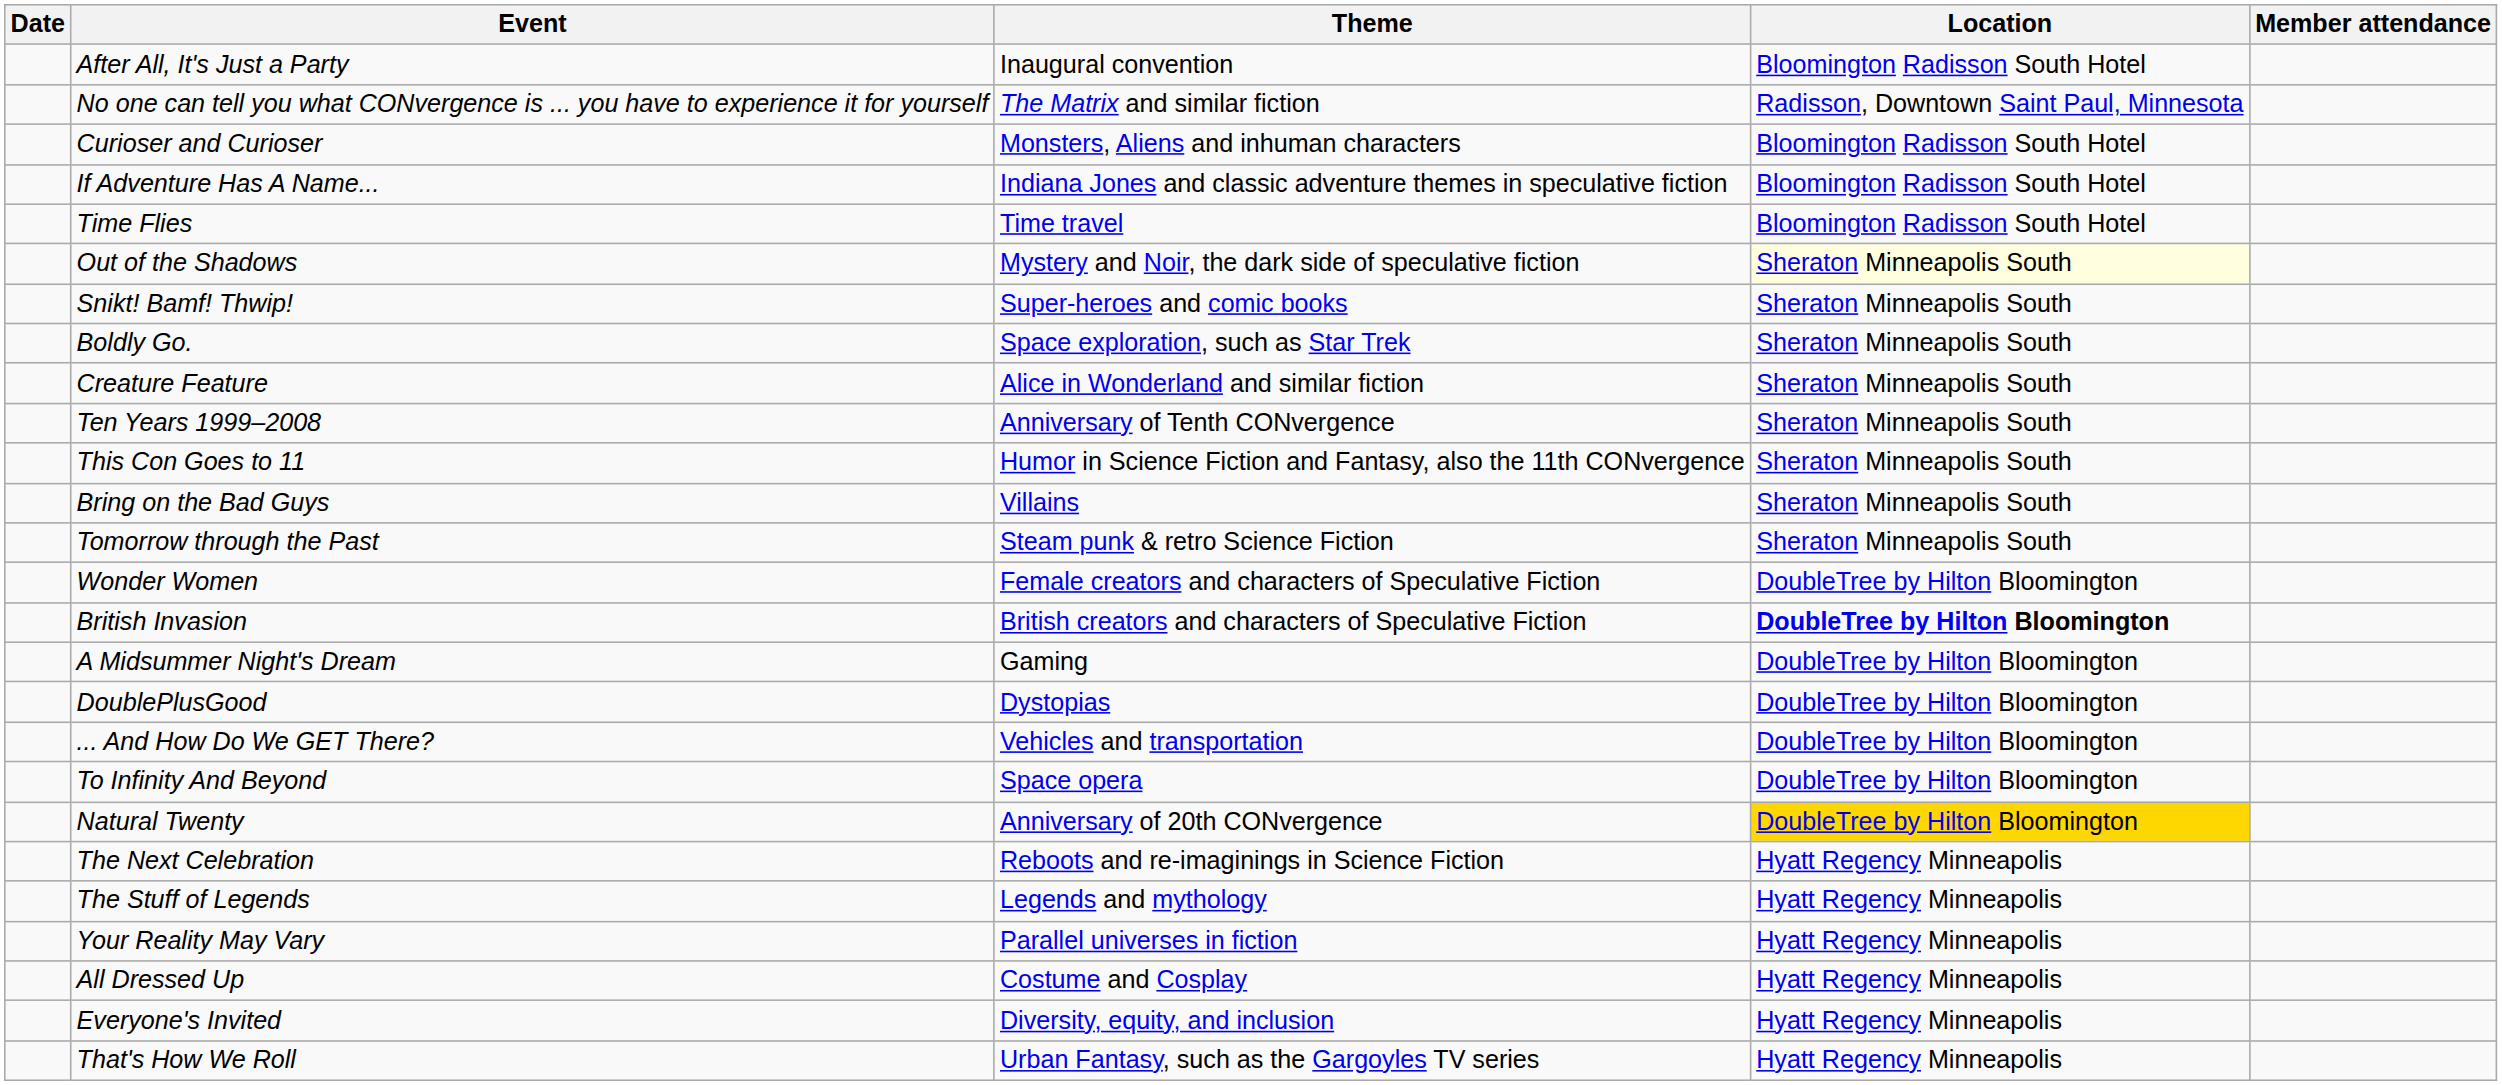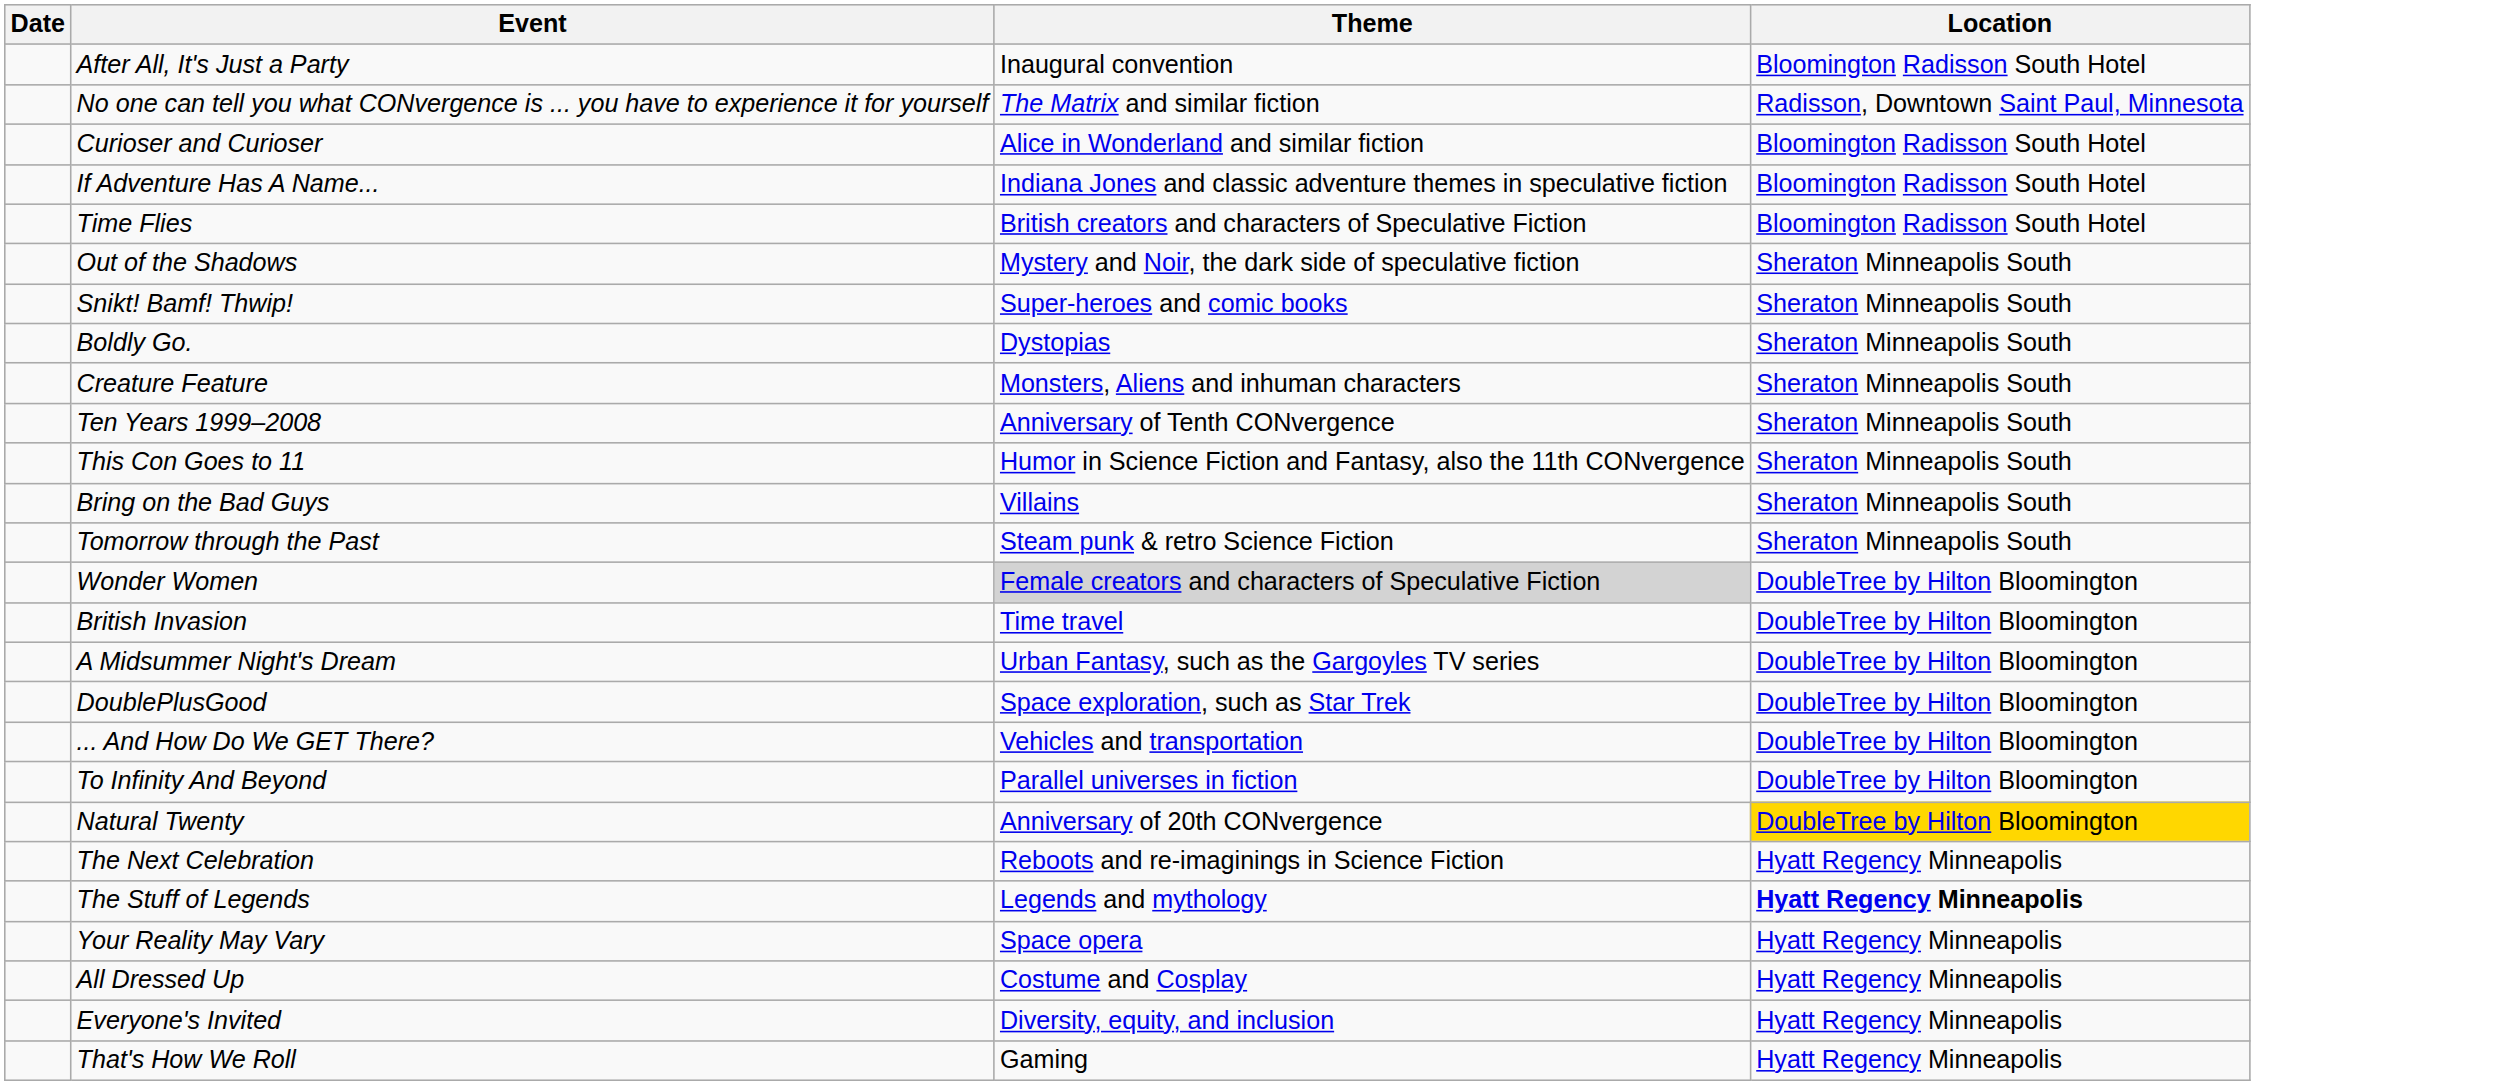- column: (2373, 24)
(1230, 143) Monsters, Aliens and inhuman characters -> (1212, 143) Alice in Wonderland and similar fiction
(1062, 223) Time travel -> (1293, 223) British creators and characters of Speculative Fiction
(1914, 263) lightyellow background -> (1914, 263) no background
(1205, 343) Space exploration, such as Star Trek -> (1055, 343) Dystopias
(1212, 382) Alice in Wonderland and similar fiction -> (1230, 382) Monsters, Aliens and inhuman characters
(1300, 582) no background -> (1300, 582) lightgrey background
(1293, 622) British creators and characters of Speculative Fiction -> (1062, 622) Time travel
(1963, 622) bold -> (1947, 622) normal
(1044, 661) Gaming -> (1270, 661) Urban Fantasy, such as the Gargoyles TV series
(1055, 701) Dystopias -> (1205, 701) Space exploration, such as Star Trek
(1071, 781) Space opera -> (1149, 781) Parallel universes in fiction
(1909, 900) normal -> (1920, 900) bold
(1149, 940) Parallel universes in fiction -> (1071, 940) Space opera
(1270, 1060) Urban Fantasy, such as the Gargoyles TV series -> (1044, 1060) Gaming
